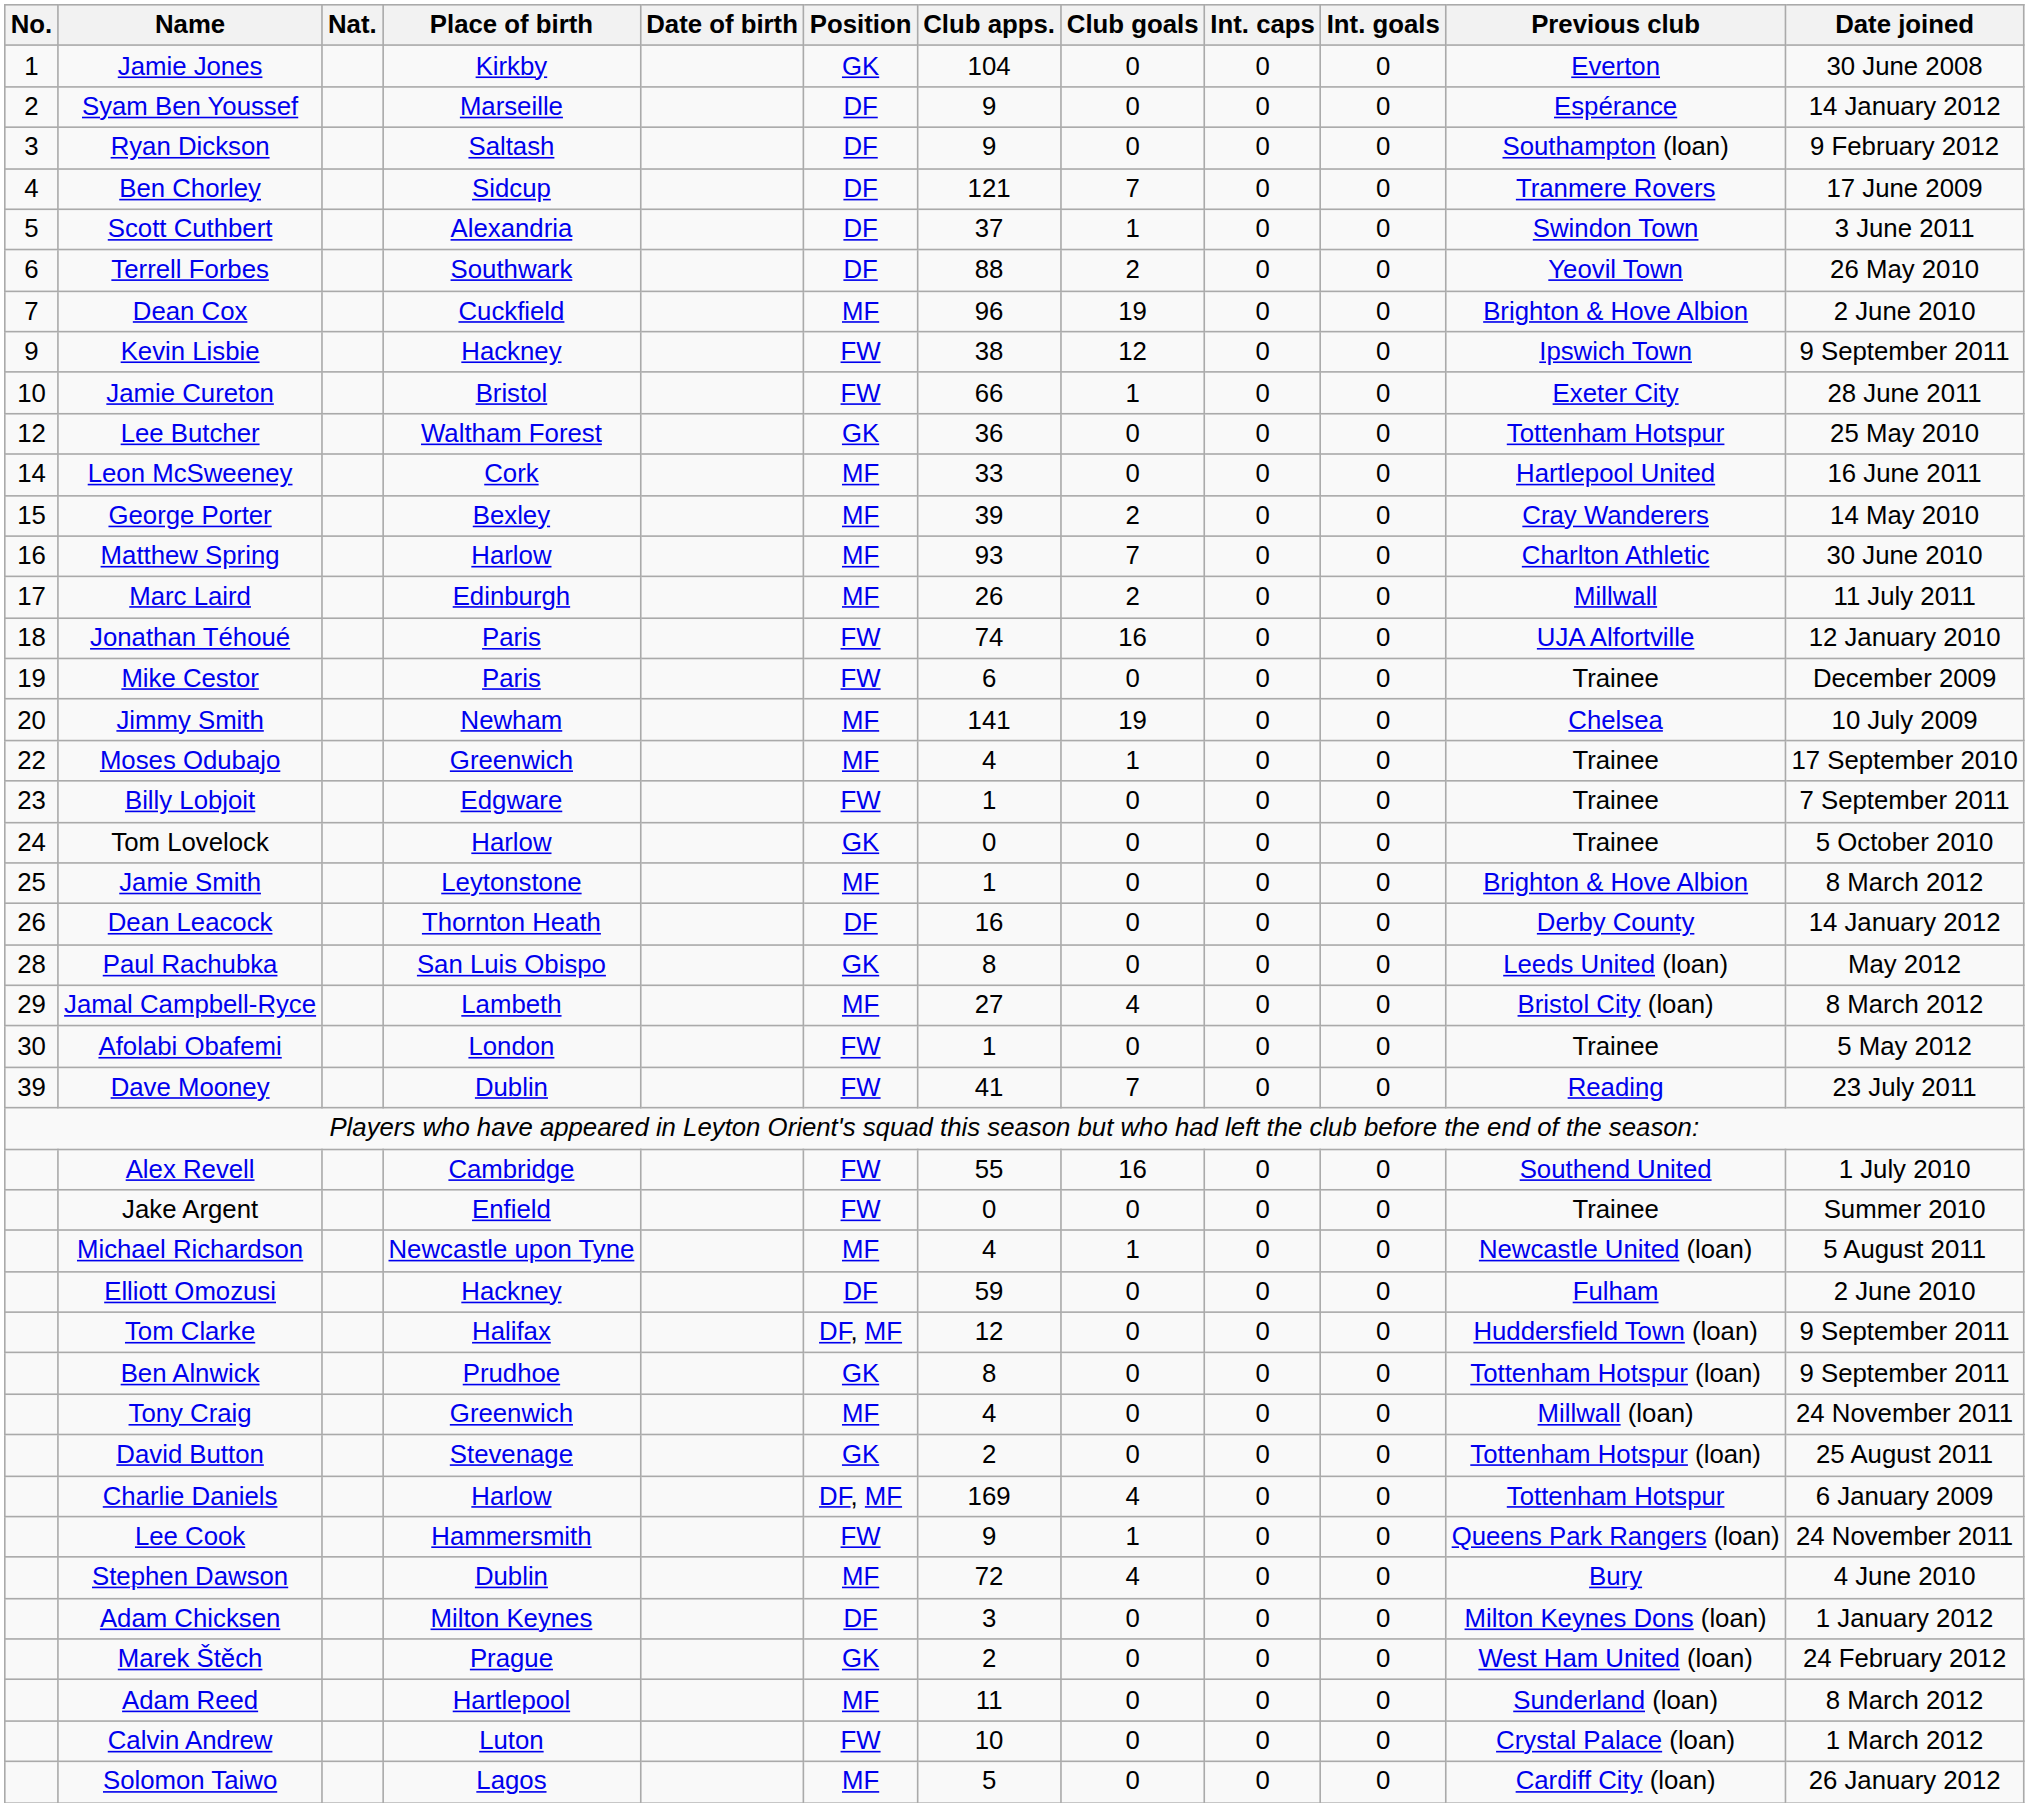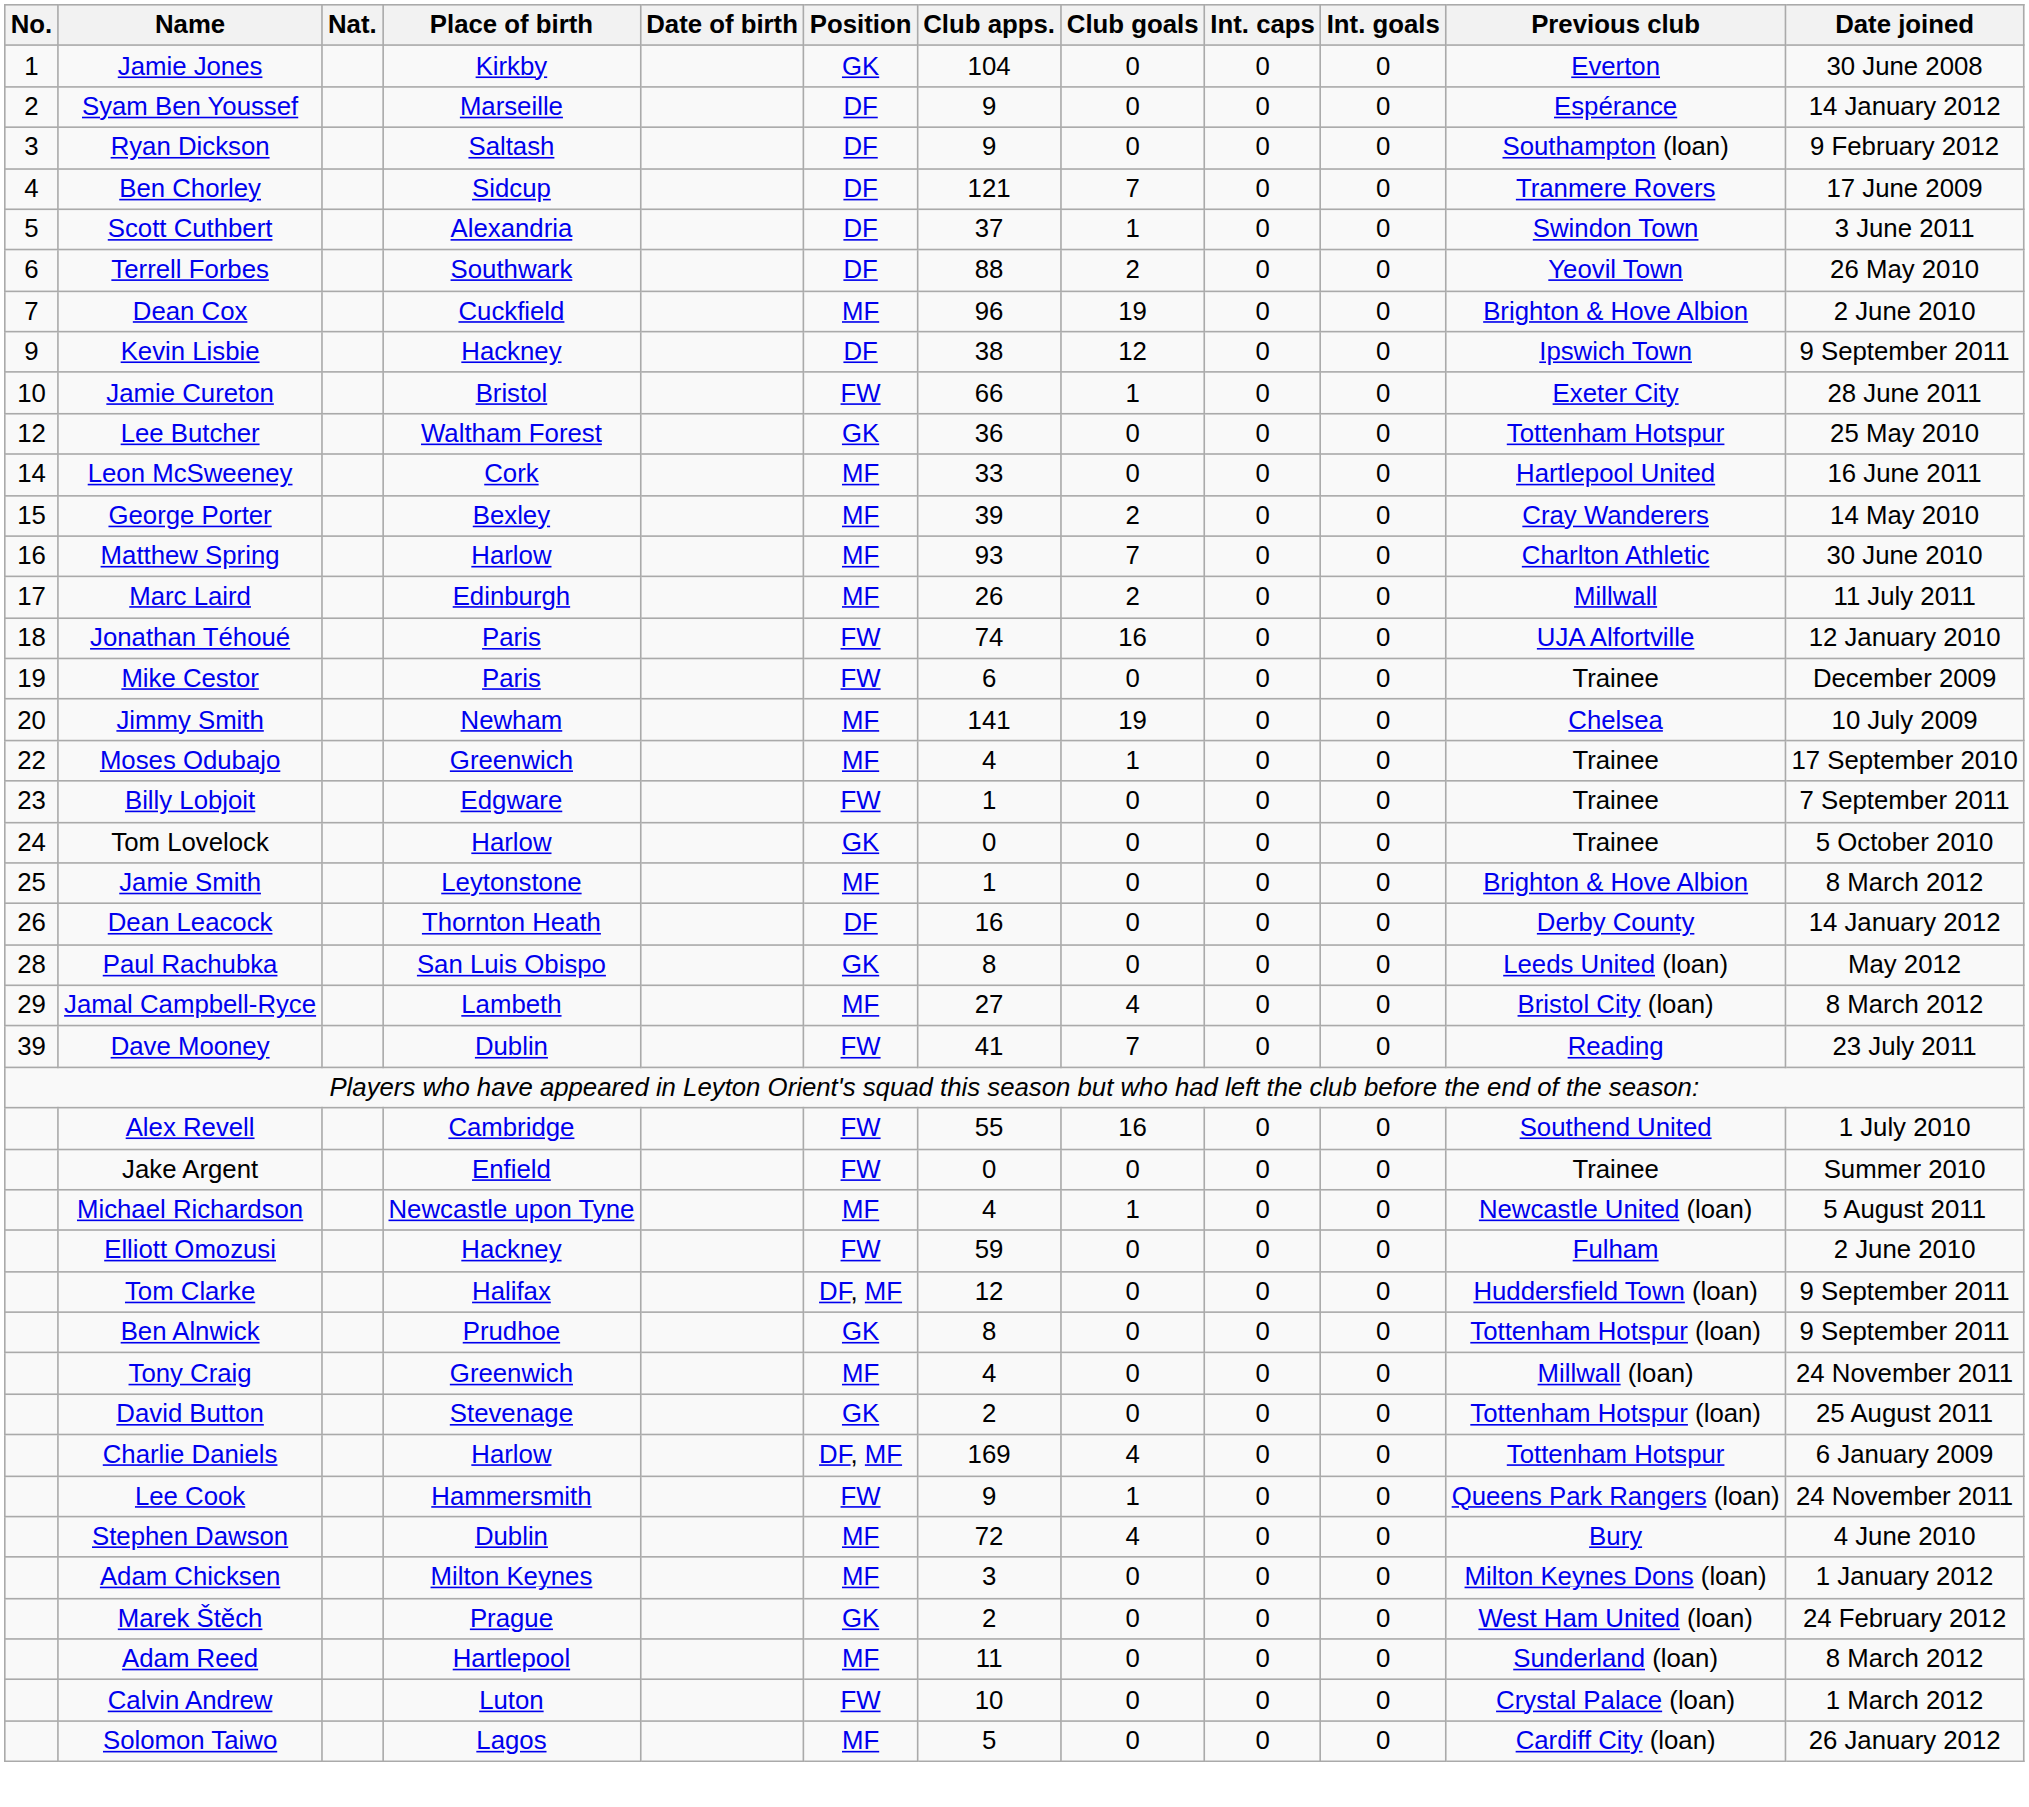(861, 351) FW -> (861, 351) DF
- row: (190, 1046)
(861, 1291) DF -> (861, 1250) FW
(861, 1618) DF -> (861, 1577) MF
